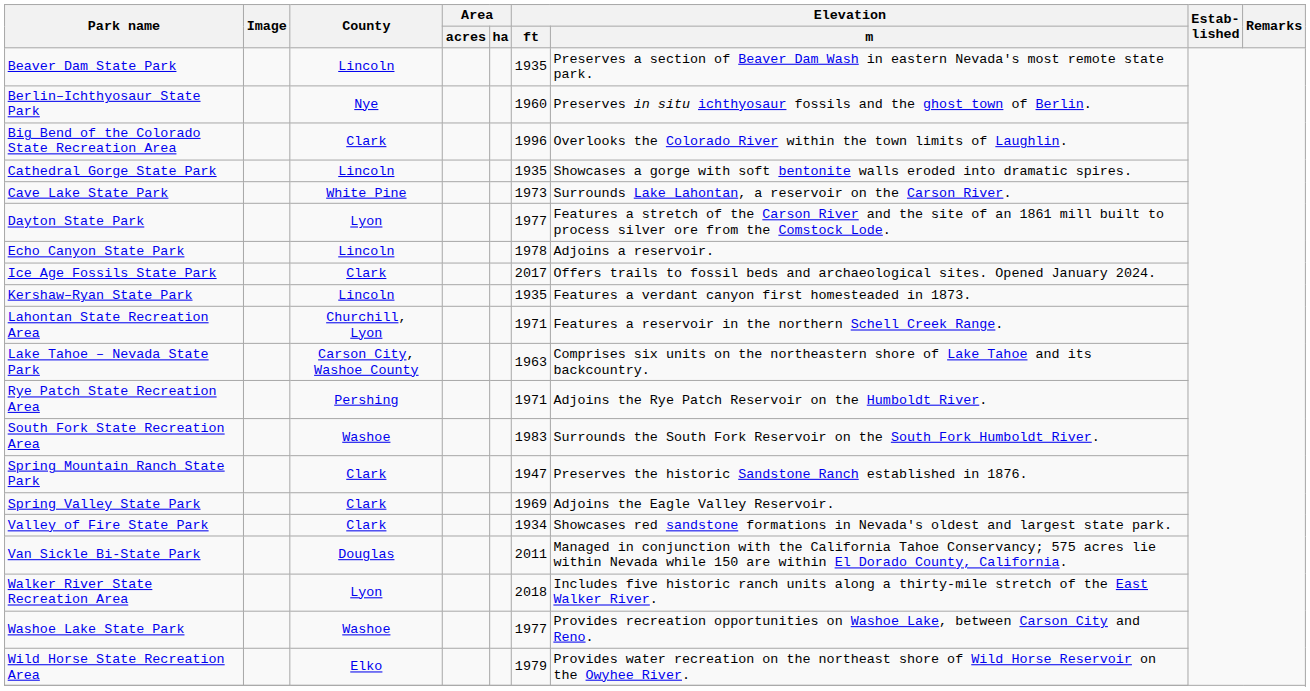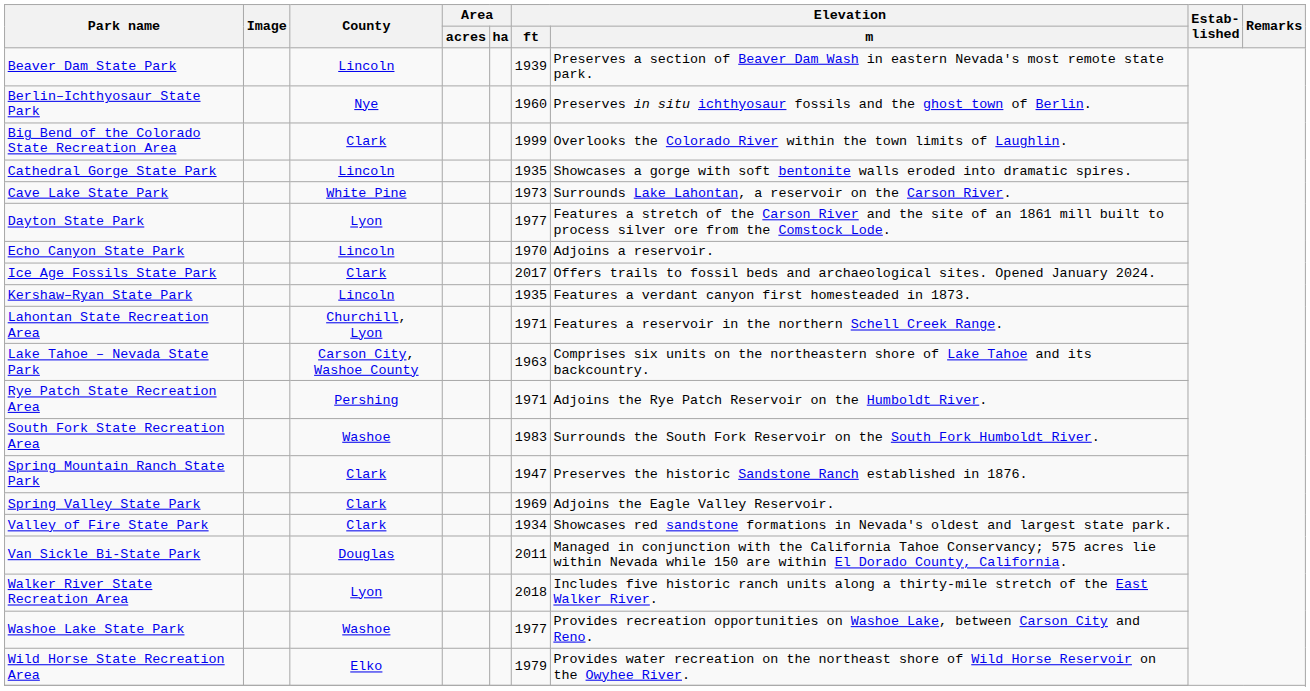(531, 67) 1935 -> (531, 67) 1939
(531, 141) 1996 -> (531, 141) 1999
(531, 252) 1978 -> (531, 252) 1970
